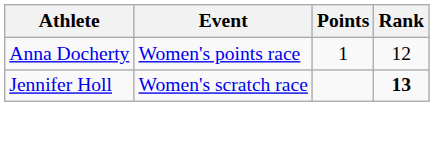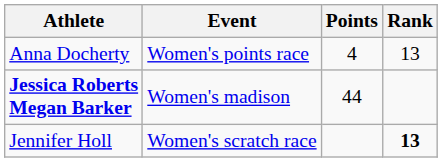(343, 53) 1 -> (352, 53) 4
(401, 53) 12 -> (410, 53) 13
+ row: (74, 97)
